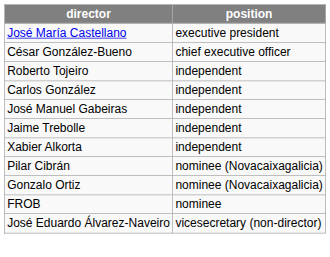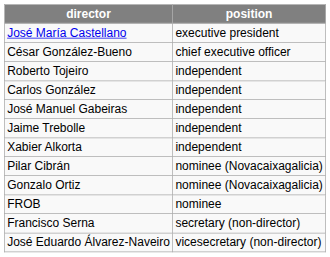+ row: (51, 223)
